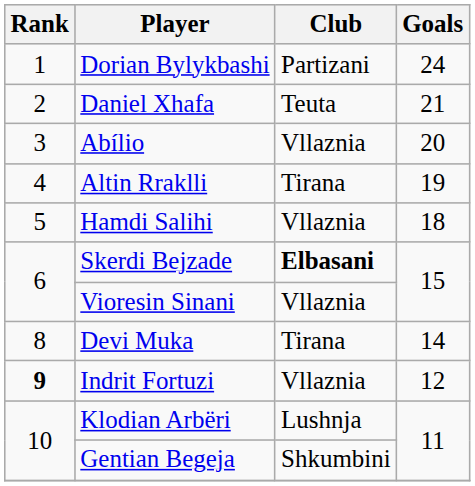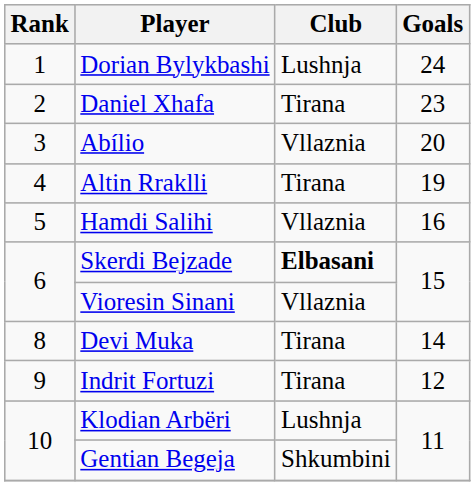(325, 63) Partizani -> (321, 63) Lushnja
(309, 103) Teuta -> (313, 103) Tirana
(433, 103) 21 -> (433, 103) 23
(433, 222) 18 -> (433, 222) 16
(40, 380) bold -> (40, 380) normal
(323, 380) Vllaznia -> (313, 380) Tirana
